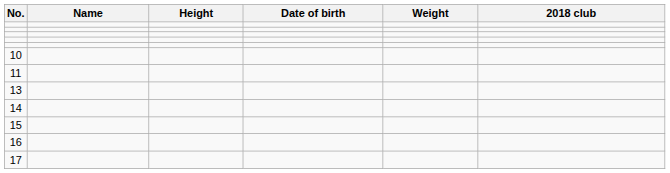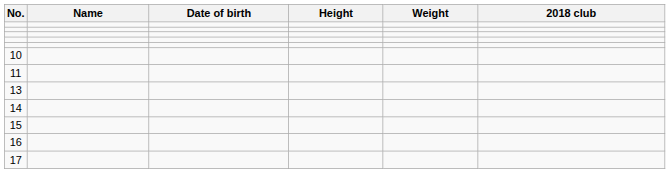columns swapped: (313, 13) <-> (196, 13)
